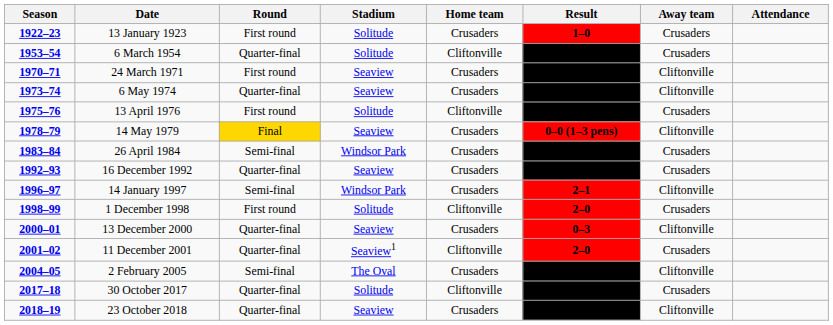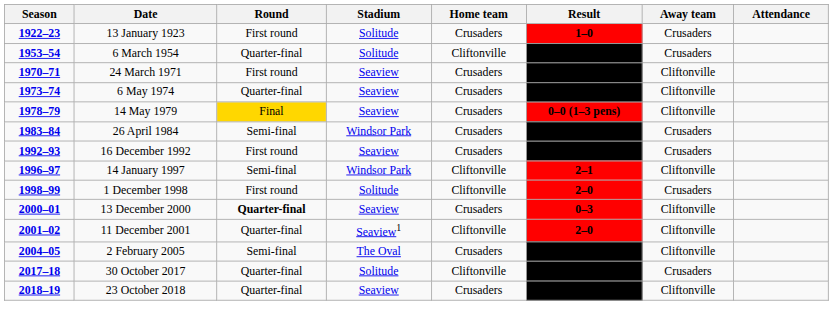- row: (147, 111)
(270, 170) Quarter-final -> (272, 150) First round
(475, 189) Crusaders -> (479, 170) Cliftonville
(270, 228) normal -> (271, 209) bold
(686, 249) Crusaders -> (688, 230) Cliftonville
